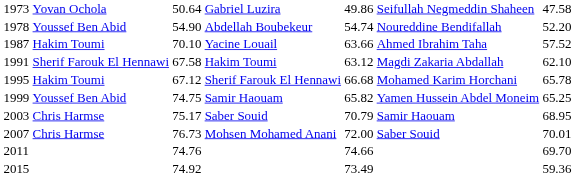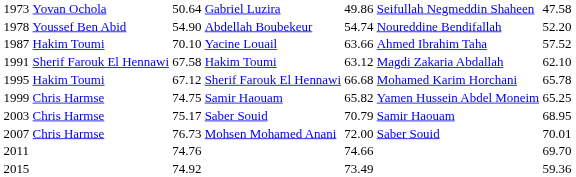(79, 97) Youssef Ben Abid -> (68, 97) Chris Harmse
